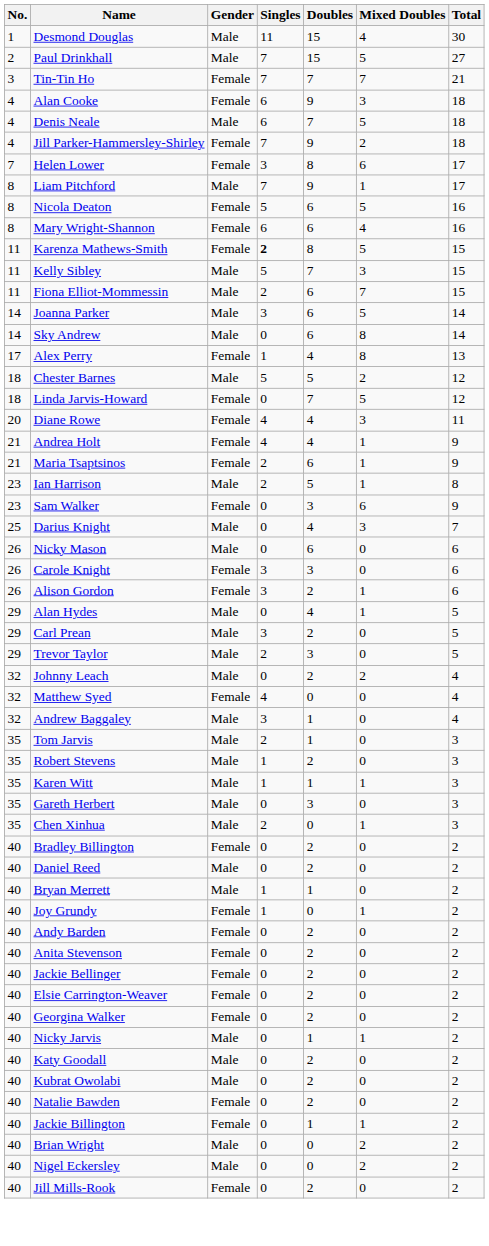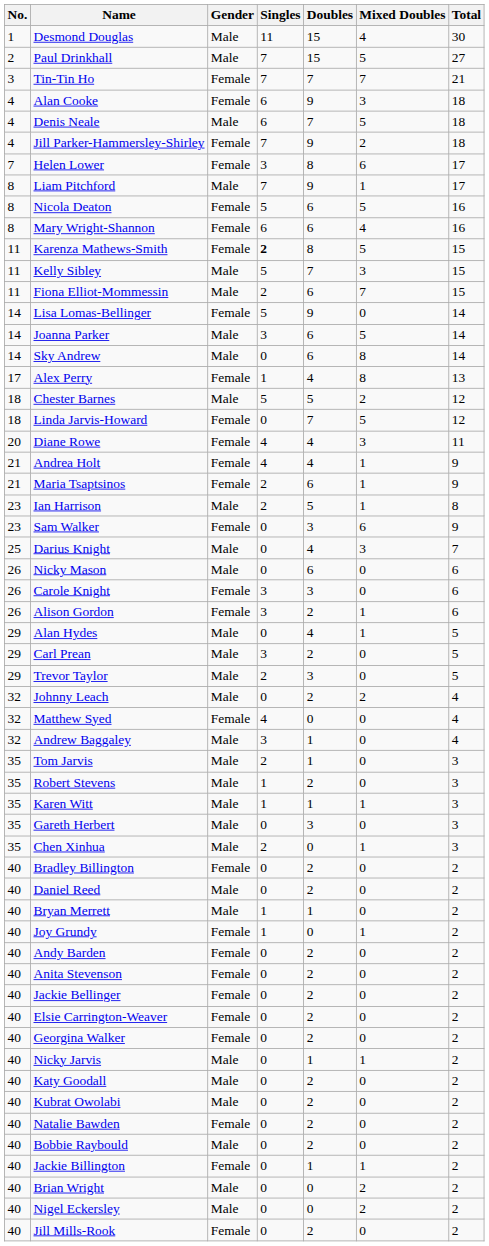+ row: (92, 313)
+ row: (81, 1144)
